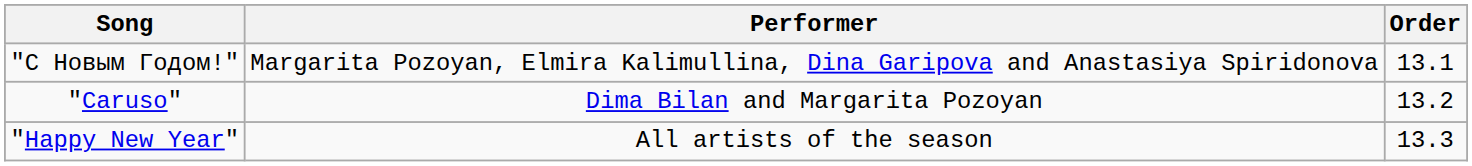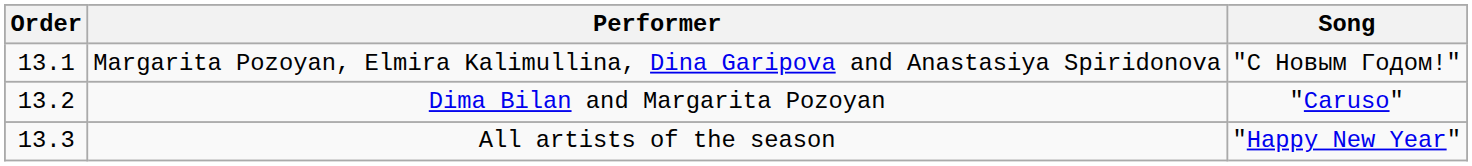columns swapped: (1425, 24) <-> (125, 24)
